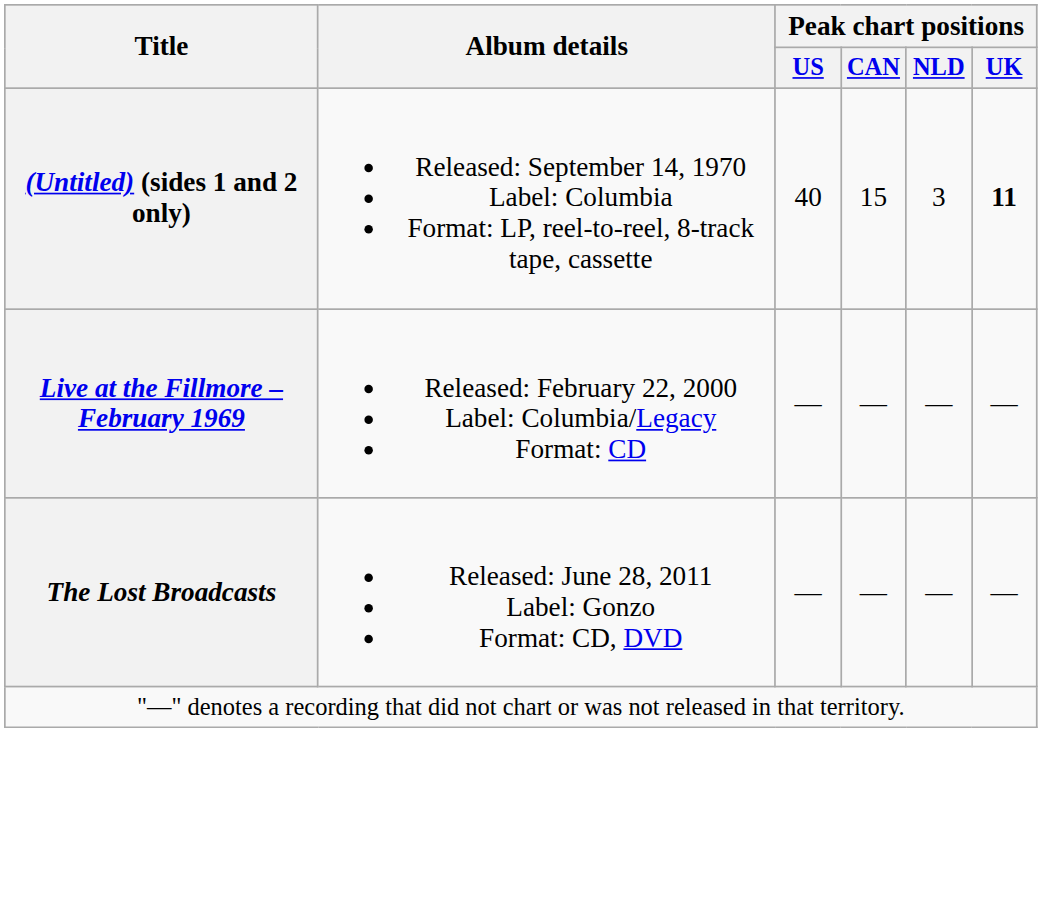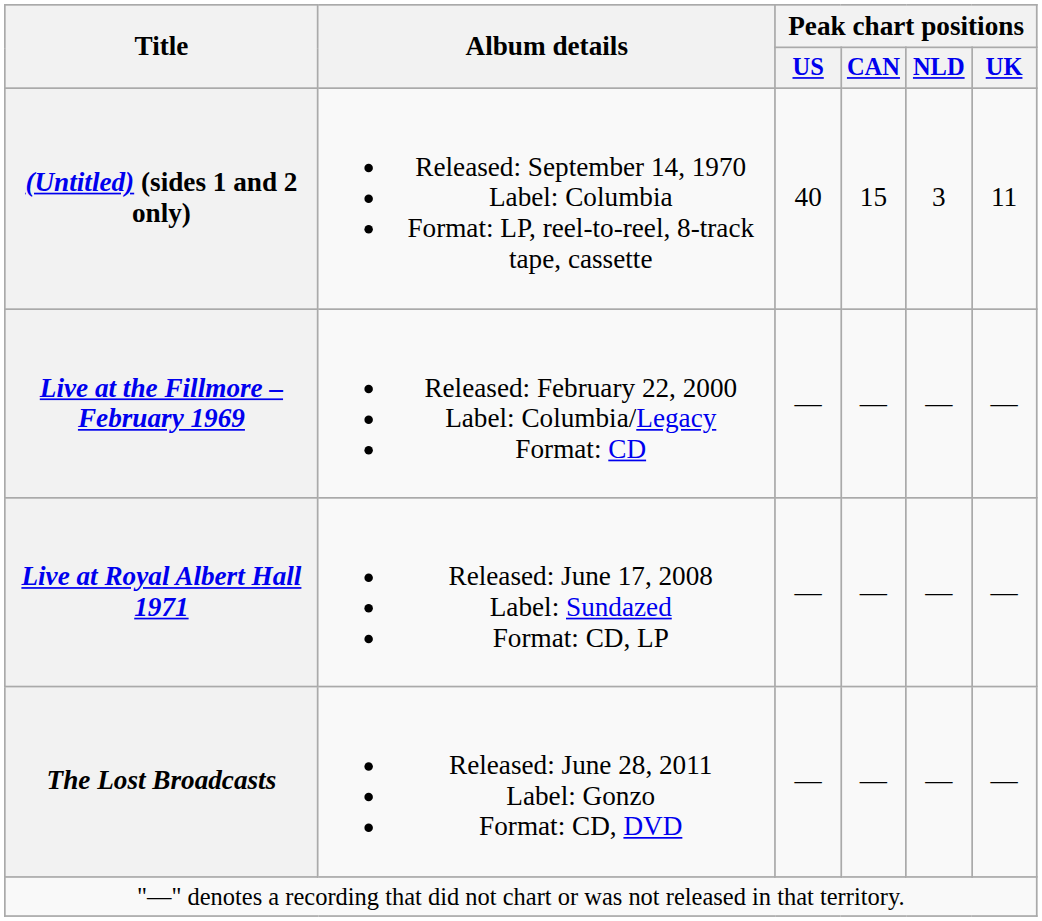(1004, 197) bold -> (1004, 197) normal
+ row: (161, 591)
